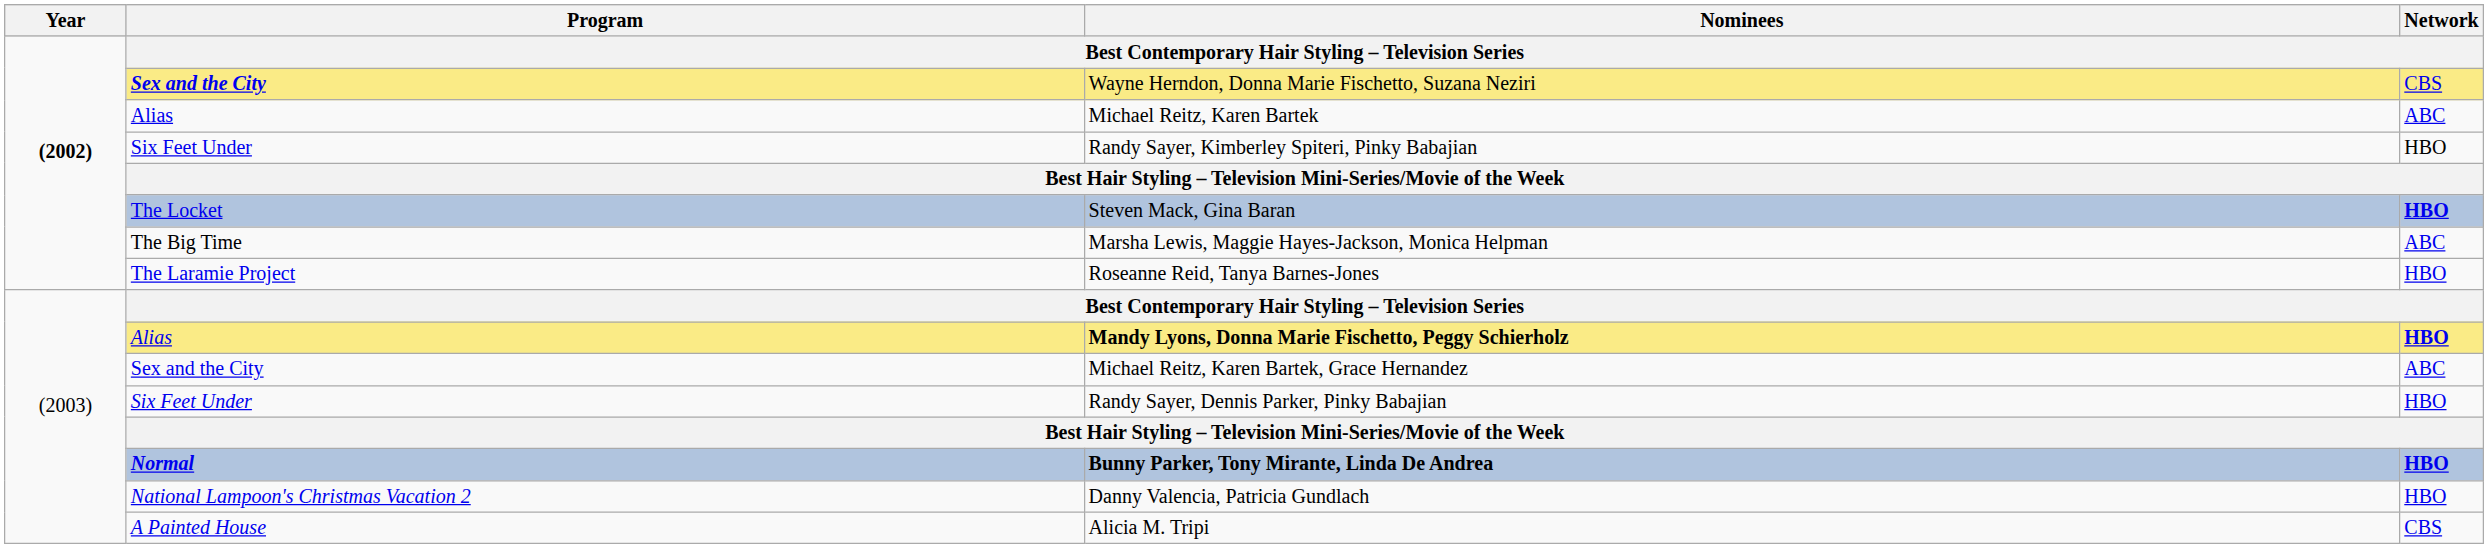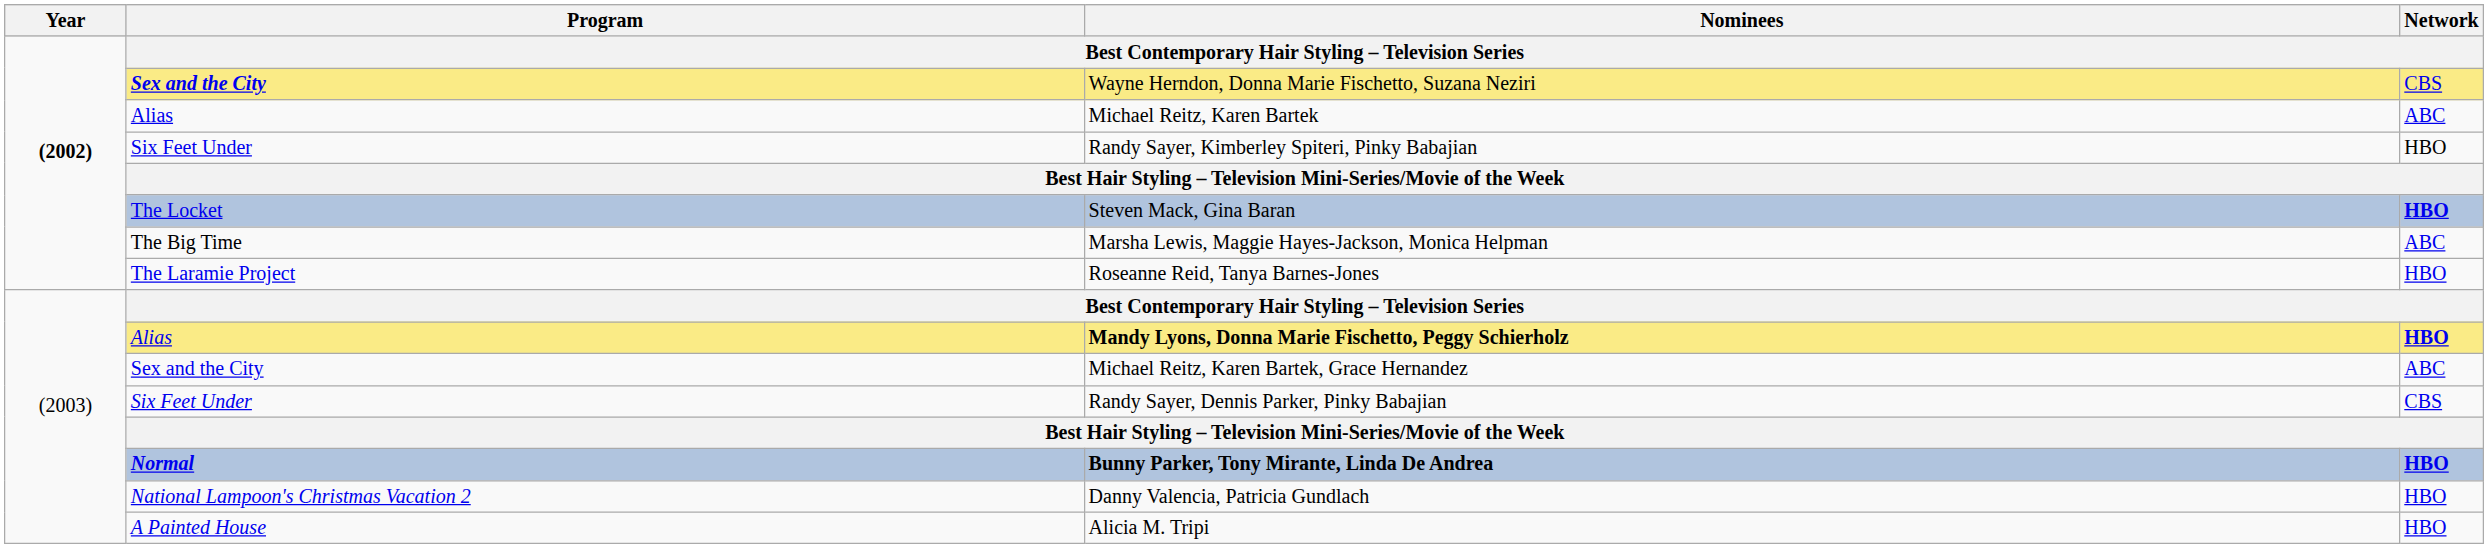(2425, 400) HBO -> (2423, 400) CBS
(2423, 527) CBS -> (2425, 527) HBO
